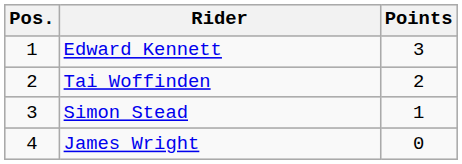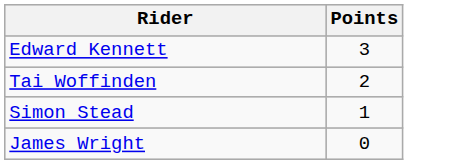- column: (32, 20)
